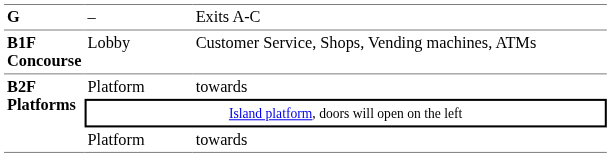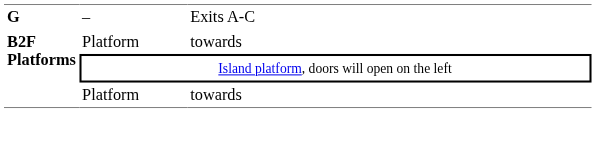- row: (109, 42)
